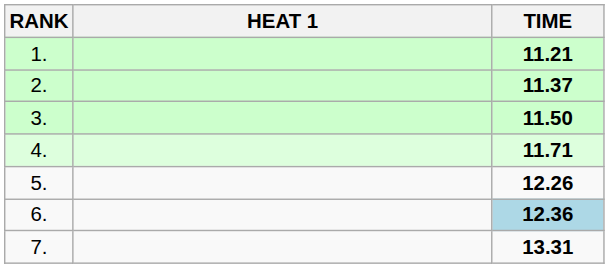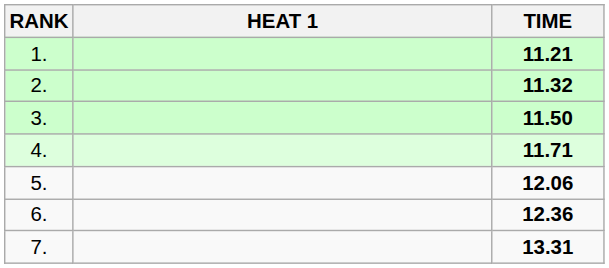(548, 86) 11.37 -> (548, 86) 11.32
(548, 183) 12.26 -> (548, 183) 12.06
(548, 215) lightblue background -> (548, 215) no background
